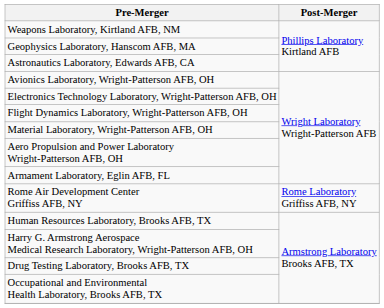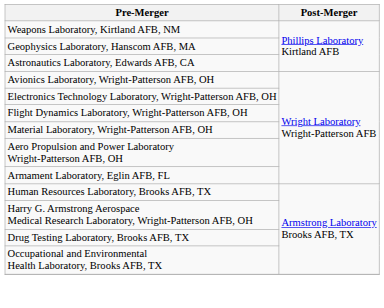- row: (73, 198)
